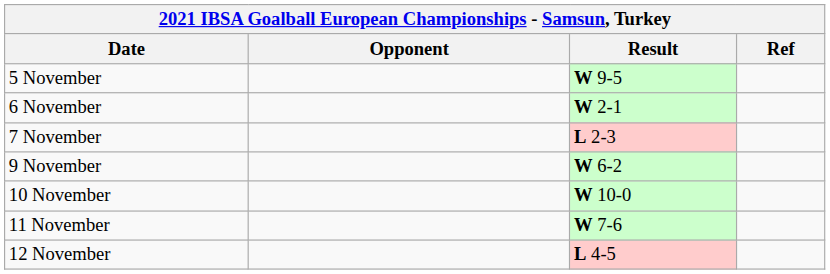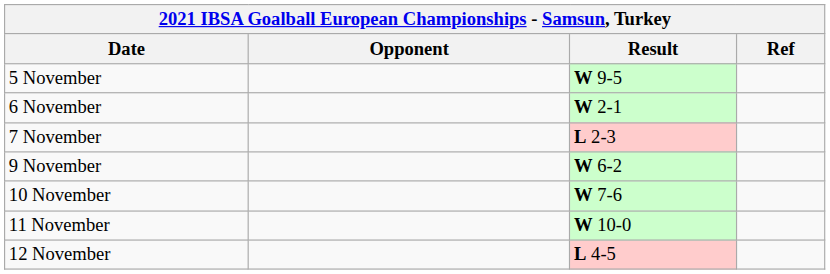(603, 195) W 10-0 -> (598, 195) W 7-6
(598, 225) W 7-6 -> (603, 225) W 10-0
